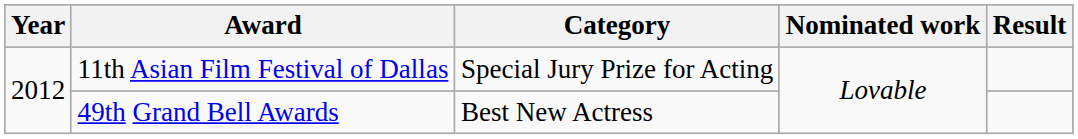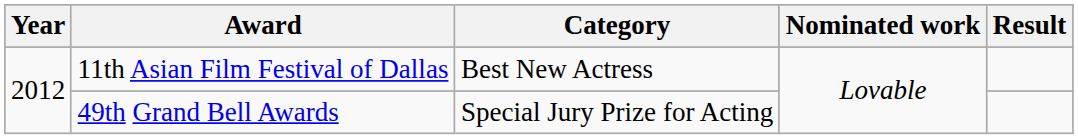(617, 68) Special Jury Prize for Acting -> (557, 68) Best New Actress
(557, 111) Best New Actress -> (617, 111) Special Jury Prize for Acting
